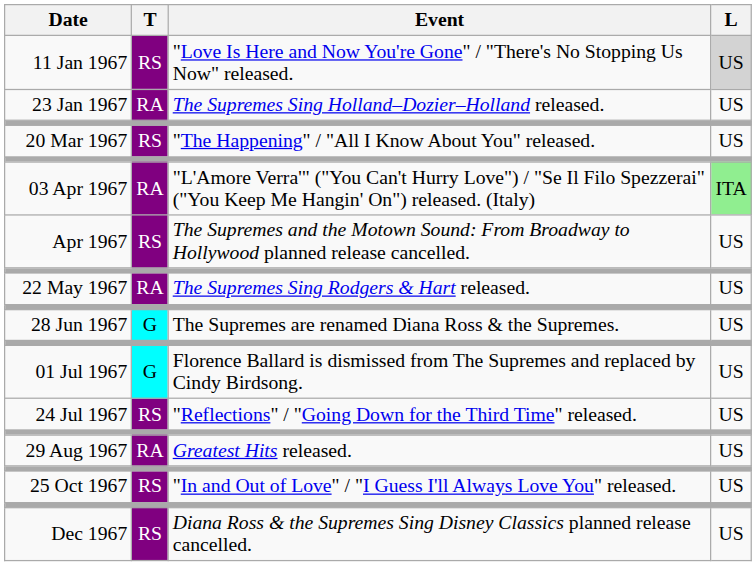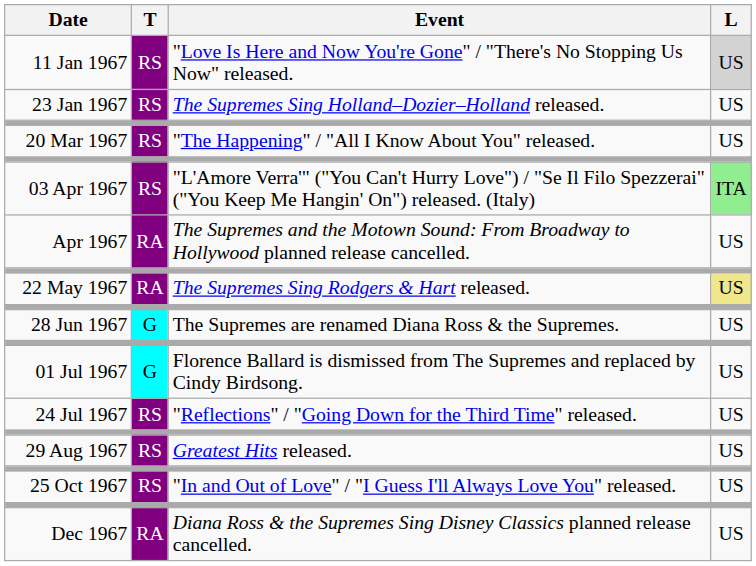(150, 104) RA -> (150, 104) RS
(150, 188) RA -> (150, 188) RS
(150, 241) RS -> (150, 241) RA
(731, 288) no background -> (731, 288) khaki background
(150, 450) RA -> (150, 450) RS
(150, 533) RS -> (150, 533) RA
